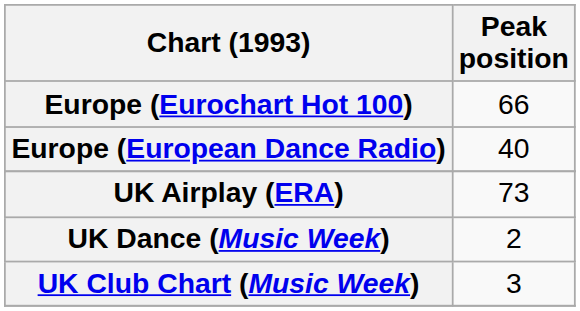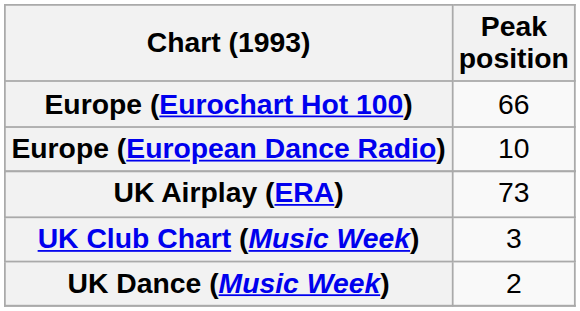(514, 148) 40 -> (514, 148) 10
rows swapped: (229, 238) <-> (229, 283)
